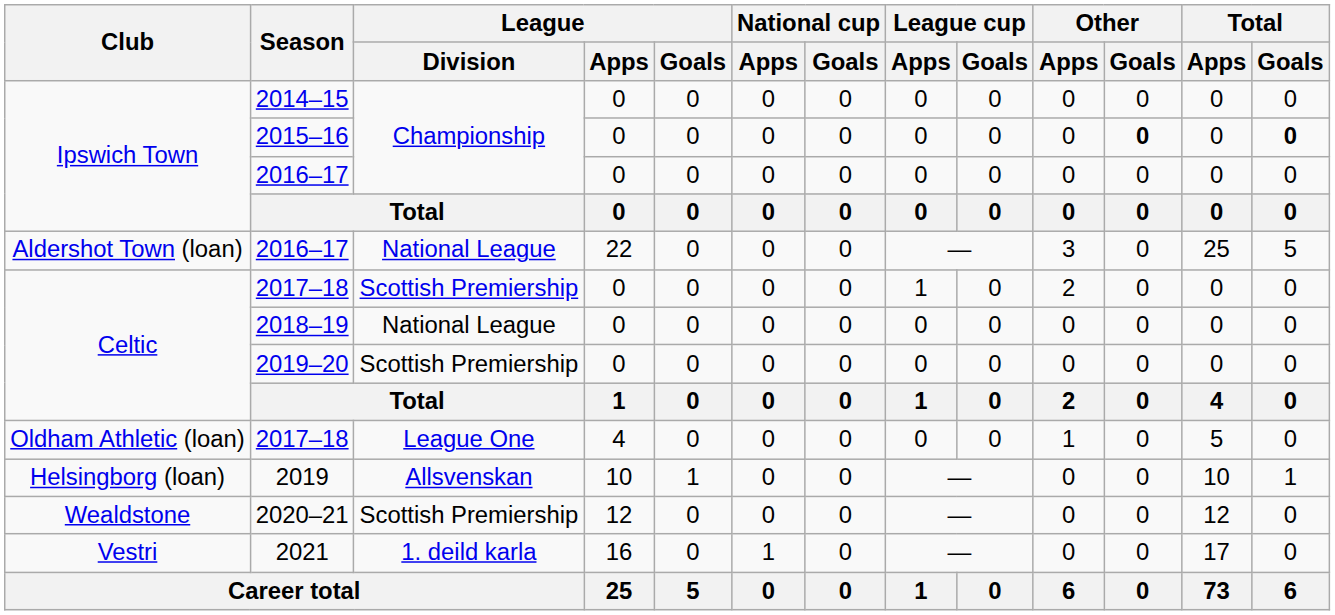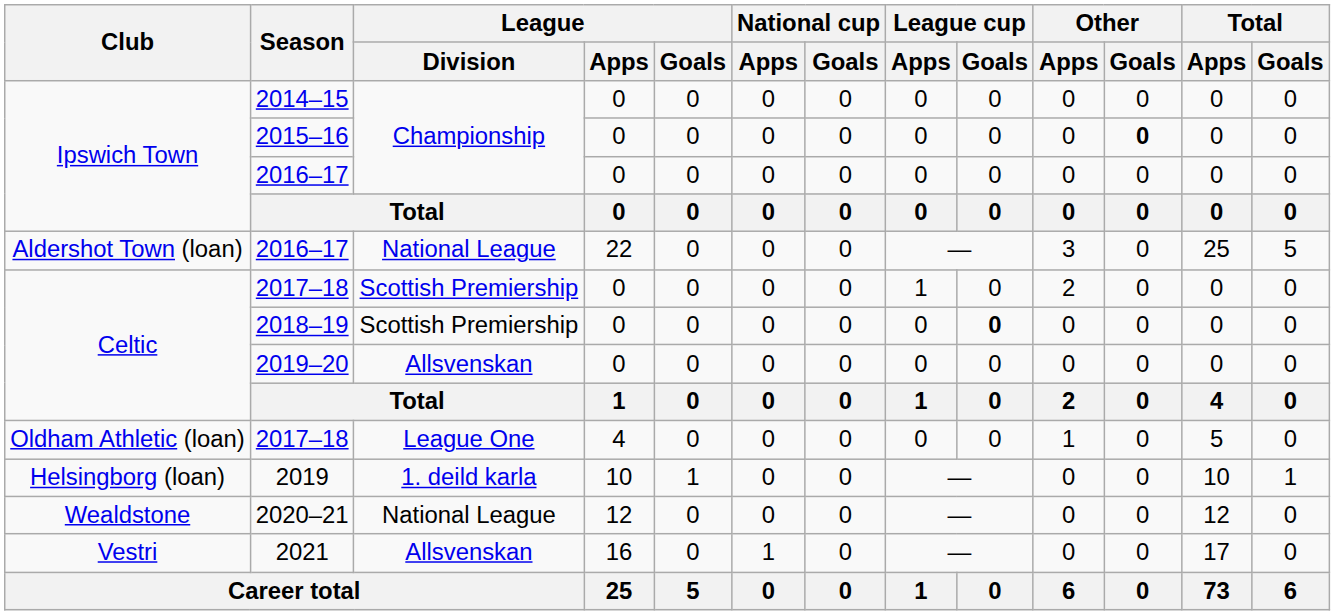(1290, 136) bold -> (1290, 136) normal
(469, 325) National League -> (469, 325) Scottish Premiership
(995, 325) normal -> (995, 325) bold
(469, 363) Scottish Premiership -> (469, 363) Allsvenskan
(469, 477) Allsvenskan -> (469, 477) 1. deild karla
(469, 514) Scottish Premiership -> (469, 514) National League
(469, 552) 1. deild karla -> (469, 552) Allsvenskan
